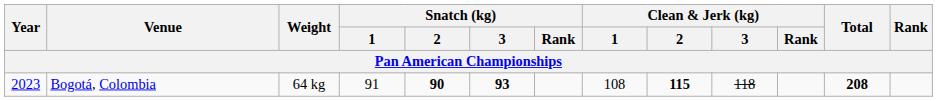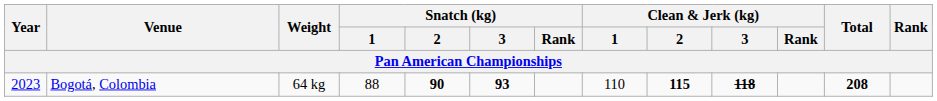(372, 84) 91 -> (372, 84) 88
(614, 84) 108 -> (614, 84) 110
(745, 84) normal -> (745, 84) bold
